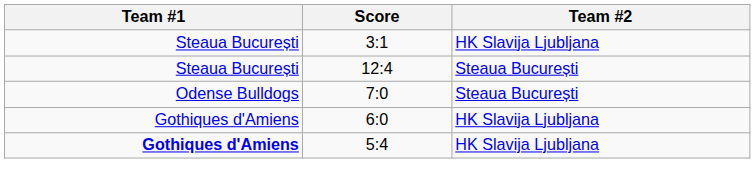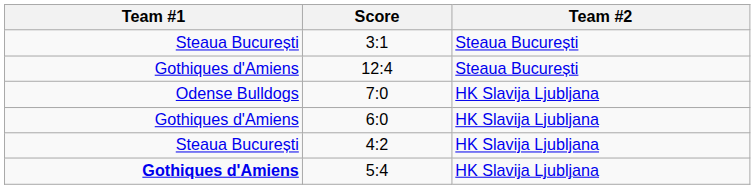(527, 42) HK Slavija Ljubljana -> (517, 42) Steaua București
(237, 68) Steaua București -> (227, 68) Gothiques d'Amiens
(517, 94) Steaua București -> (527, 94) HK Slavija Ljubljana
+ row: (377, 145)
